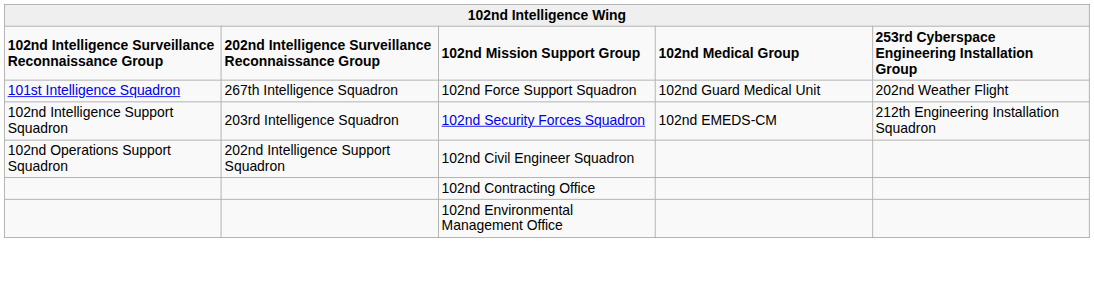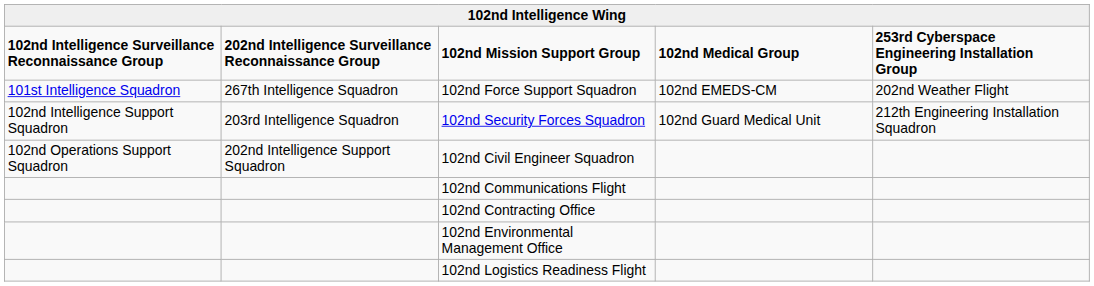(739, 91) 102nd Guard Medical Unit -> (718, 91) 102nd EMEDS-CM
(718, 120) 102nd EMEDS-CM -> (739, 120) 102nd Guard Medical Unit
+ row: (534, 188)
+ row: (544, 270)
